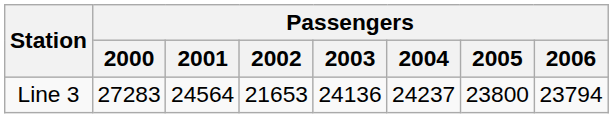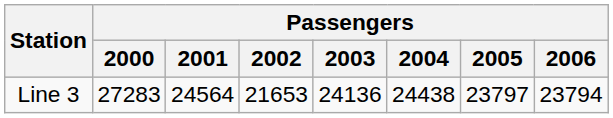(424, 94) 24237 -> (424, 94) 24438
(497, 94) 23800 -> (497, 94) 23797
